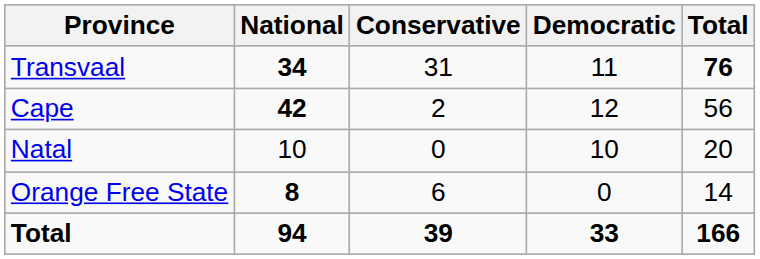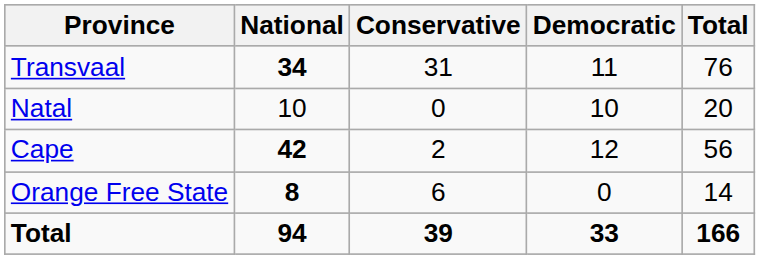(718, 66) bold -> (718, 66) normal
rows swapped: (42, 108) <-> (42, 150)
